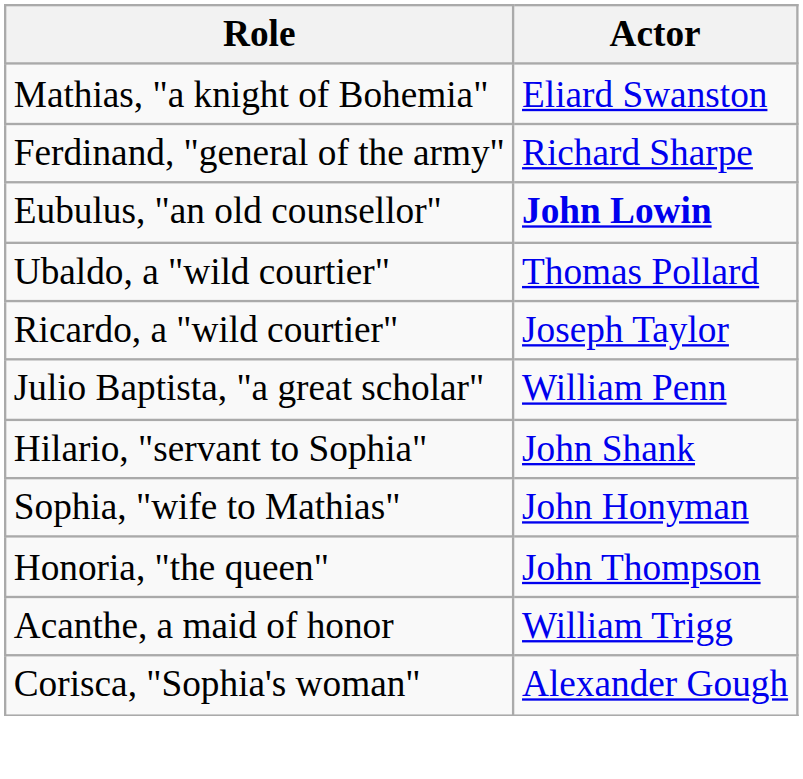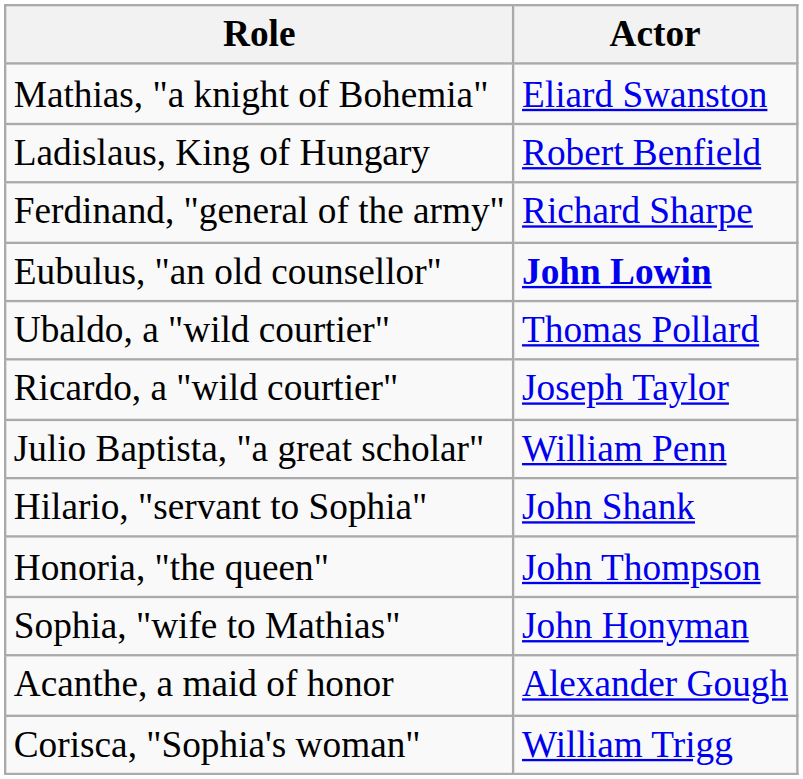+ row: (222, 152)
rows swapped: (171, 566) <-> (207, 507)
(627, 625) William Trigg -> (655, 684) Alexander Gough
(655, 684) Alexander Gough -> (627, 743) William Trigg
